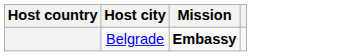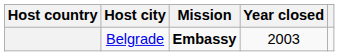+ column: (284, 16)
